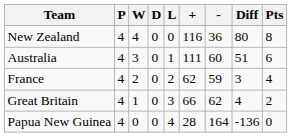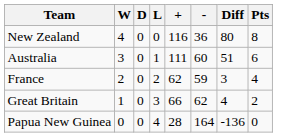- column: (122, 15)
